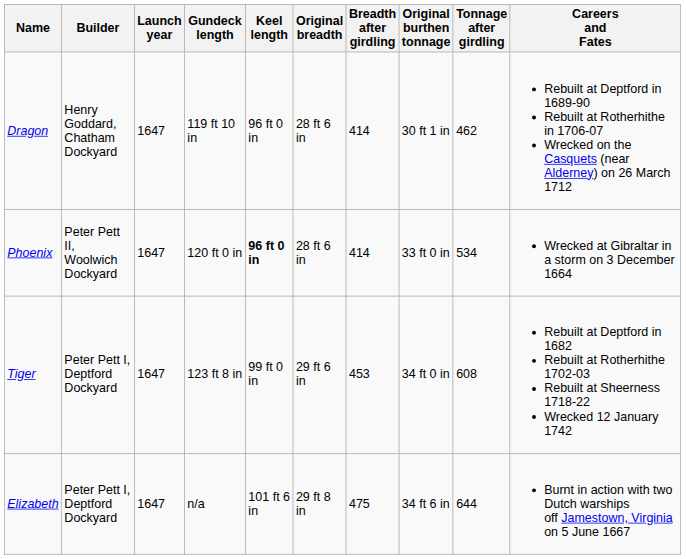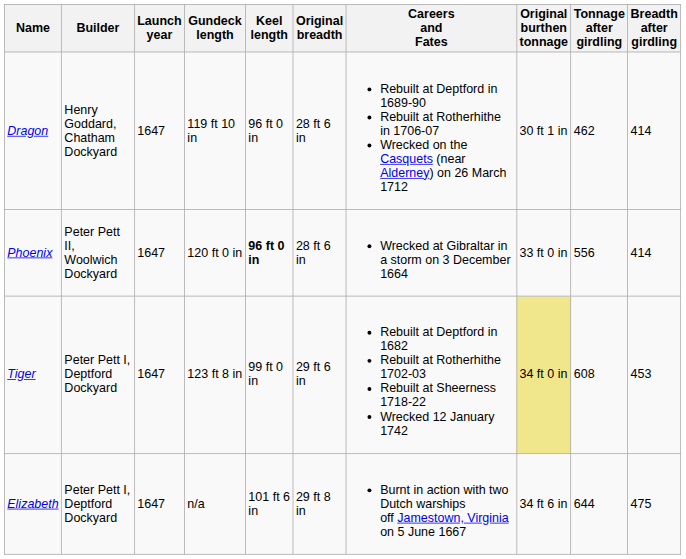columns swapped: (373, 28) <-> (595, 28)
(467, 252) 534 -> (584, 252) 556
(426, 374) no background -> (543, 374) khaki background
